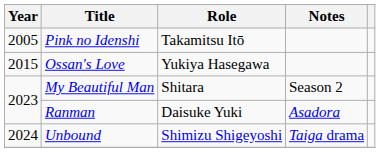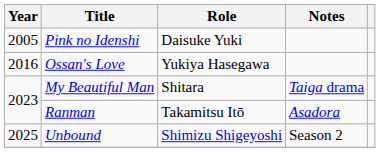(203, 40) Takamitsu Itō -> (202, 40) Daisuke Yuki
(23, 64) 2015 -> (23, 64) 2016
(316, 87) Season 2 -> (327, 87) Taiga drama
(202, 111) Daisuke Yuki -> (203, 111) Takamitsu Itō
(23, 135) 2024 -> (23, 135) 2025
(327, 135) Taiga drama -> (316, 135) Season 2
